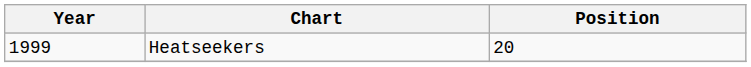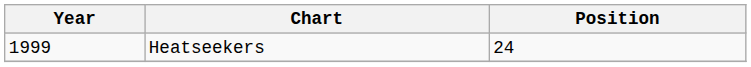(504, 48) 20 -> (504, 48) 24
